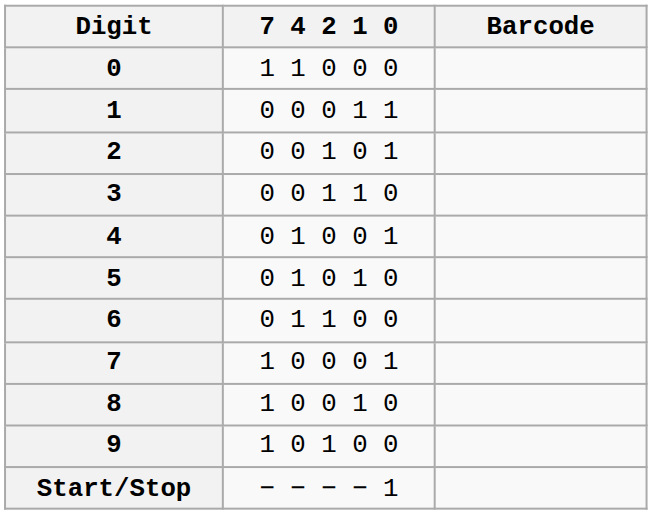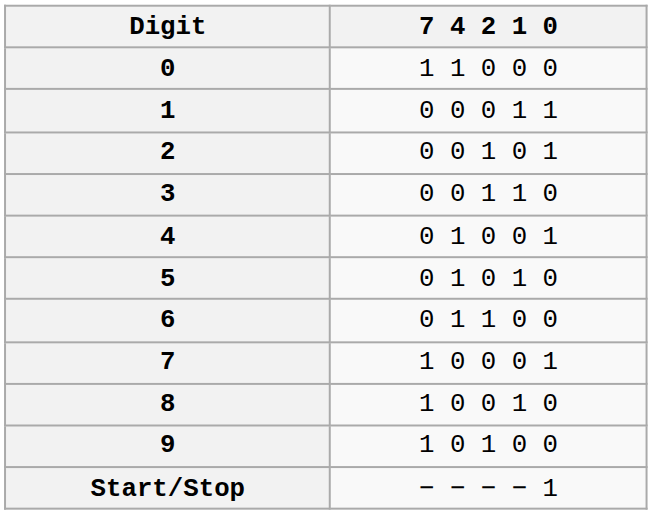- column: (541, 27)
